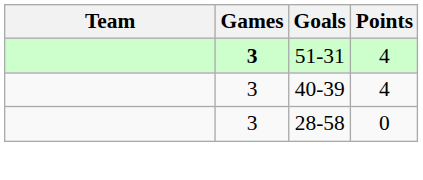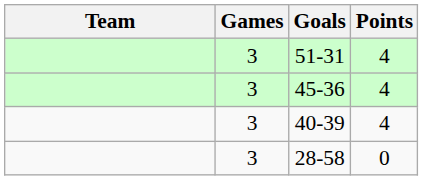(252, 55) bold -> (252, 55) normal
+ row: (320, 89)
